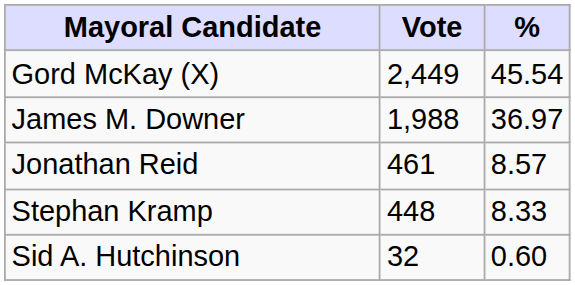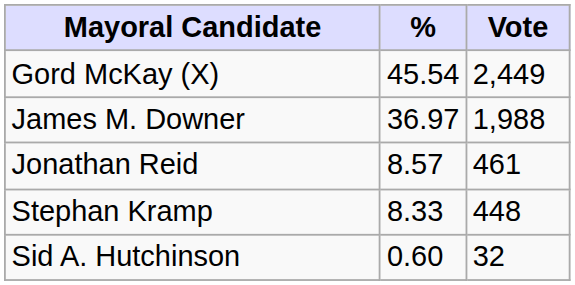columns swapped: (432, 27) <-> (527, 27)
